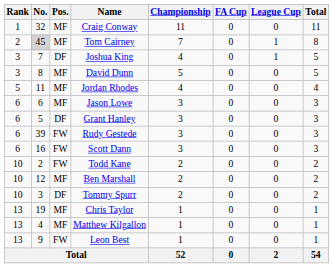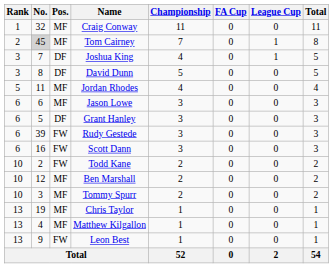(60, 73) MF -> (60, 73) DF
(60, 194) DF -> (60, 194) MF
